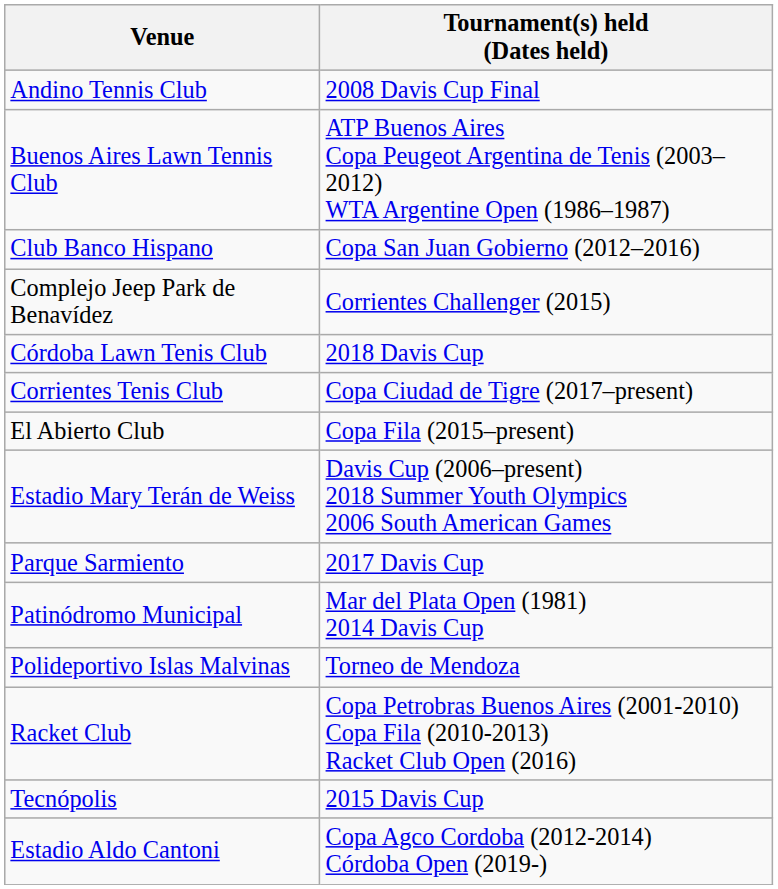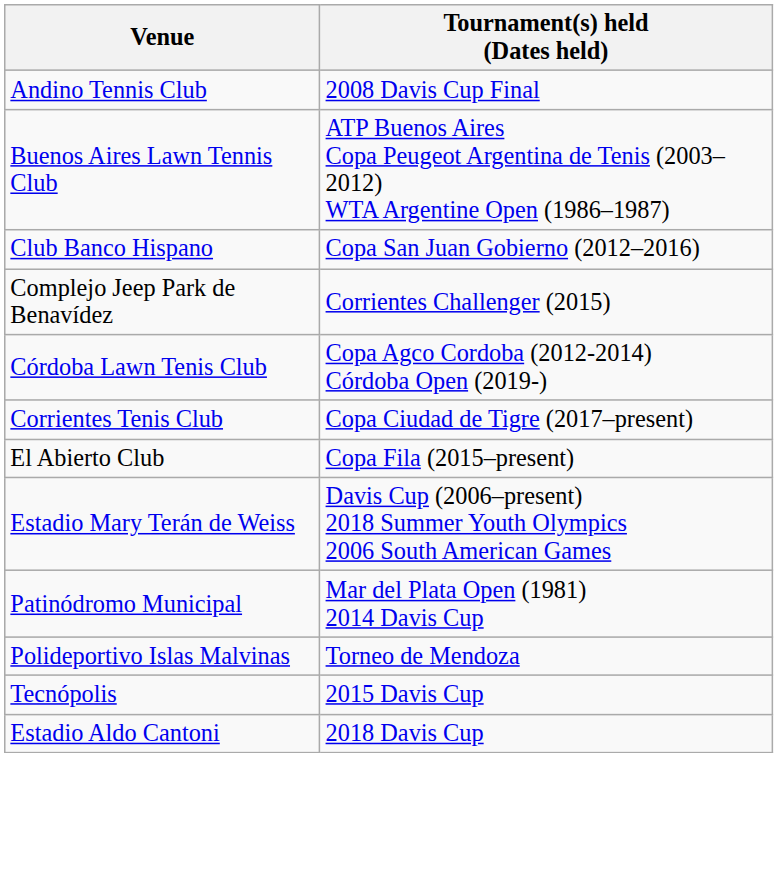(405, 353) 2018 Davis Cup -> (489, 367) Copa Agco Cordoba (2012-2014) Córdoba Open (2019-)
- row: (97, 562)
- row: (71, 732)
(489, 851) Copa Agco Cordoba (2012-2014) Córdoba Open (2019-) -> (405, 732) 2018 Davis Cup
